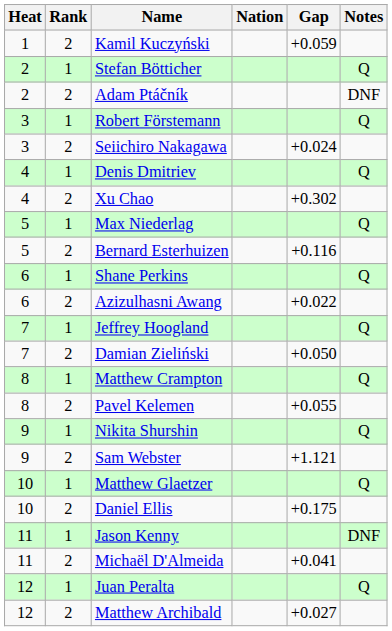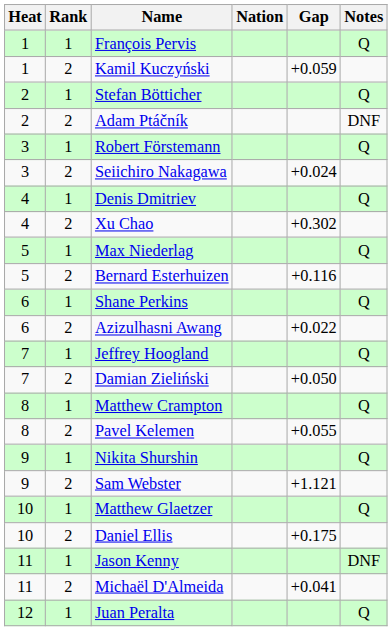+ row: (146, 43)
- row: (158, 612)
